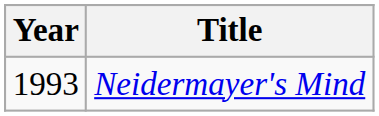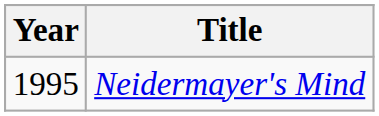(46, 83) 1993 -> (46, 83) 1995
